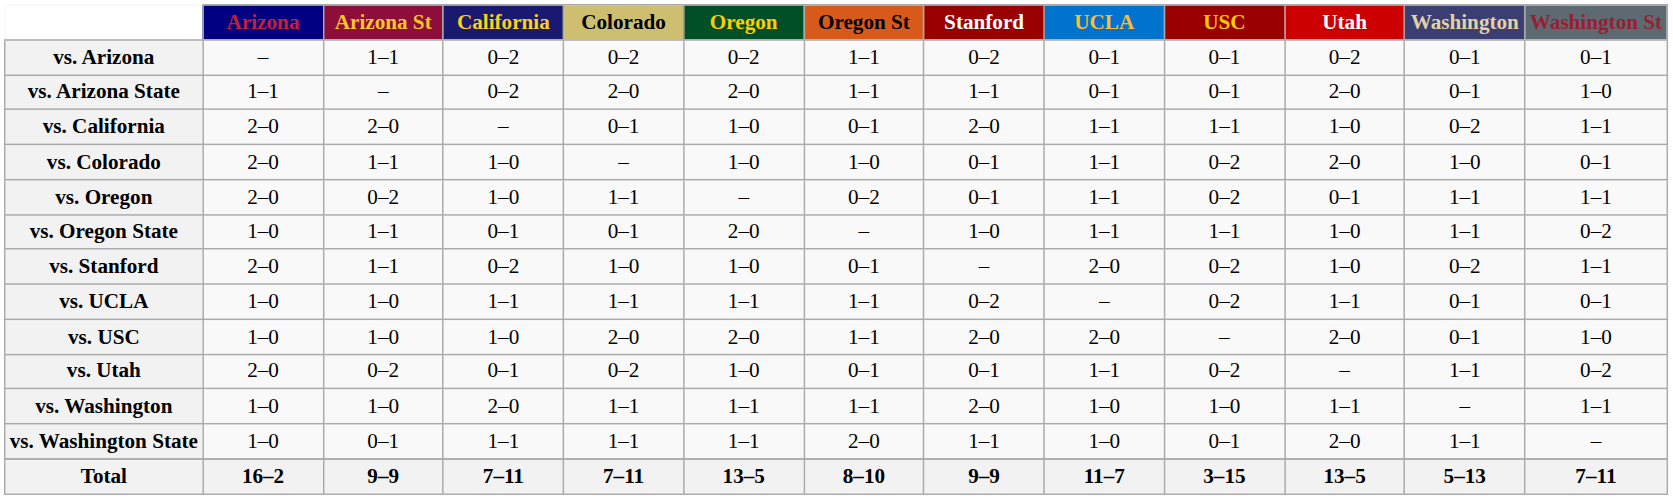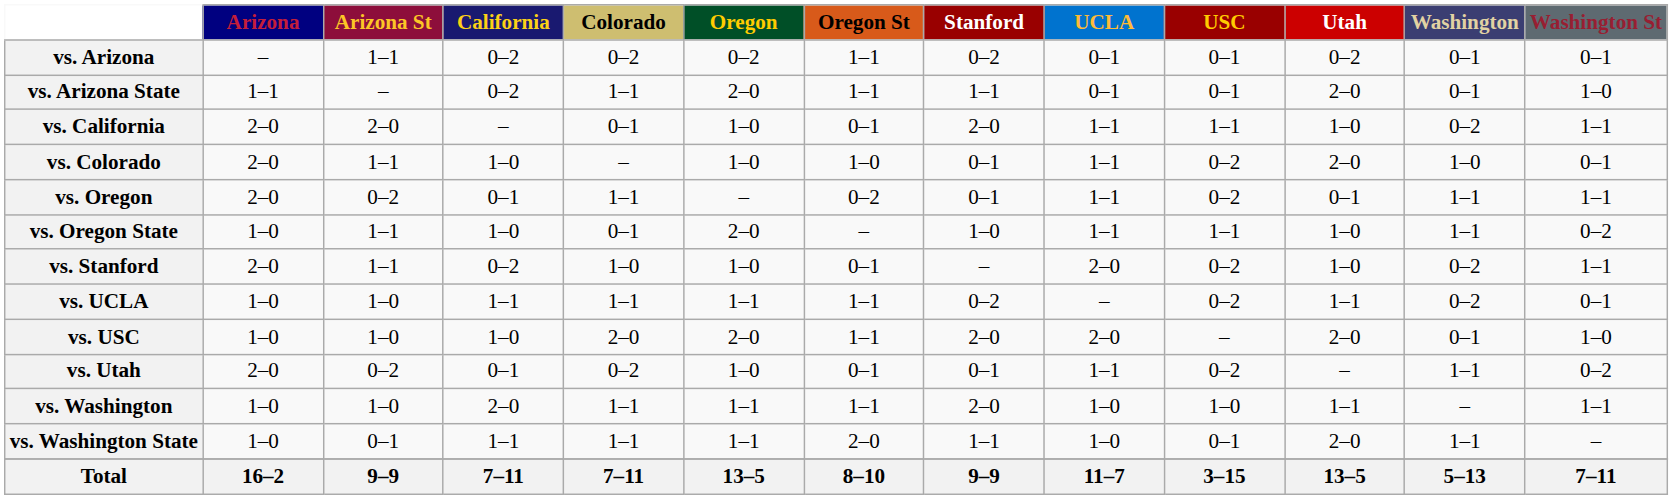(624, 92) 2–0 -> (624, 92) 1–1
(503, 196) 1–0 -> (503, 196) 0–1
(503, 231) 0–1 -> (503, 231) 1–0
(1465, 301) 0–1 -> (1465, 301) 0–2
